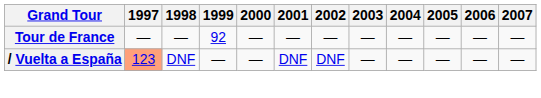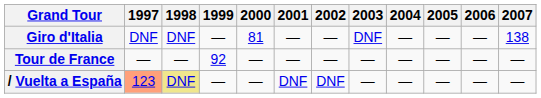+ row: (65, 37)
(181, 59) no background -> (181, 81) khaki background
